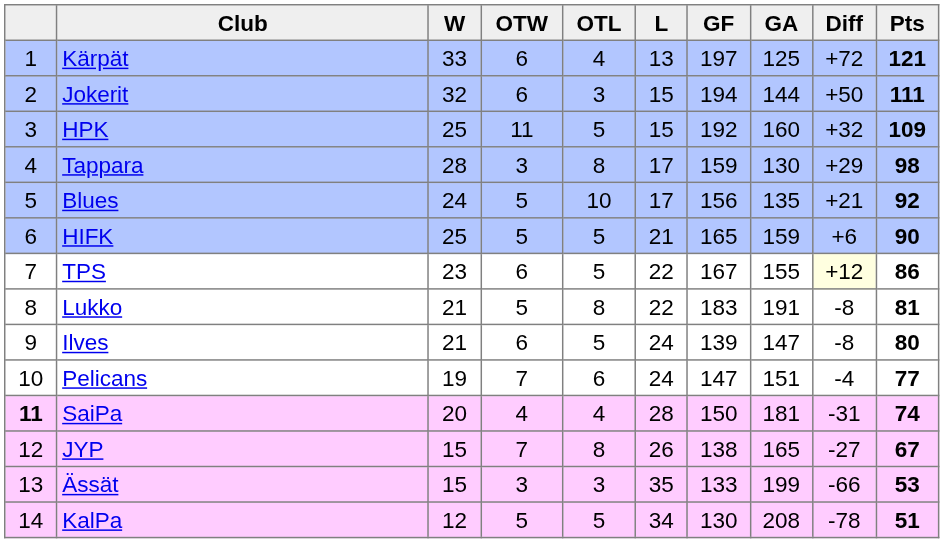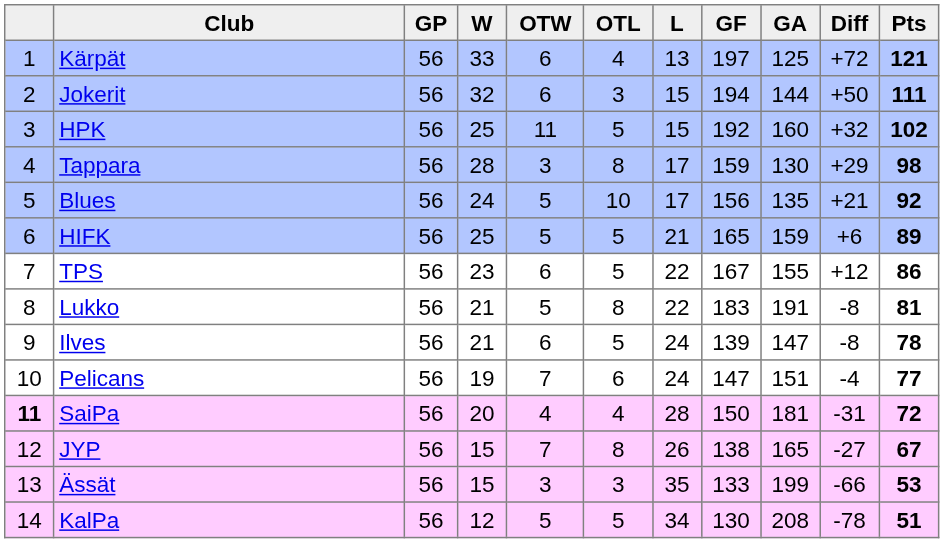+ column: (431, 23)
(907, 129) 109 -> (909, 129) 102
(907, 236) 90 -> (909, 236) 89
(844, 271) lightyellow background -> (850, 271) no background
(907, 342) 80 -> (909, 342) 78
(907, 413) 74 -> (909, 413) 72
